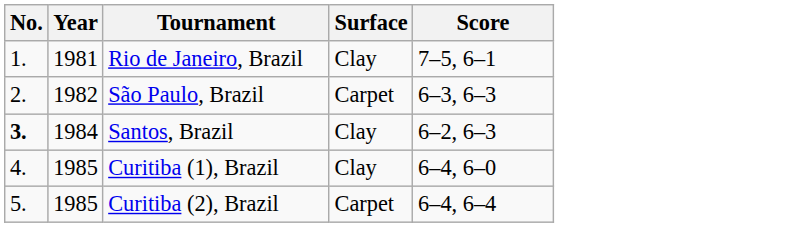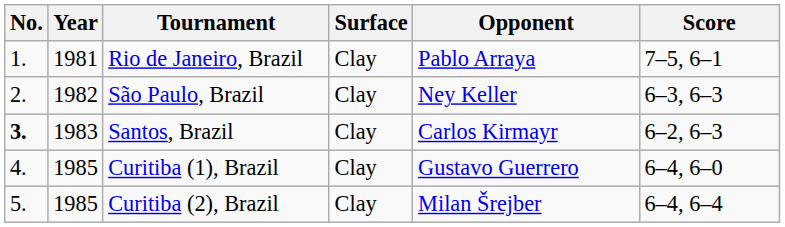+ column: (526, 22)
(364, 94) Carpet -> (356, 94) Clay
(75, 130) 1984 -> (75, 130) 1983
(364, 203) Carpet -> (356, 203) Clay
